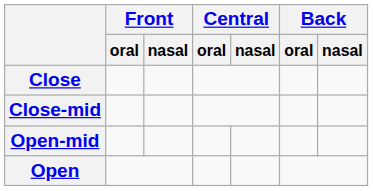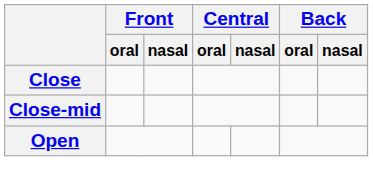- row: (55, 140)
